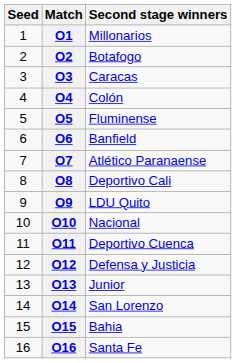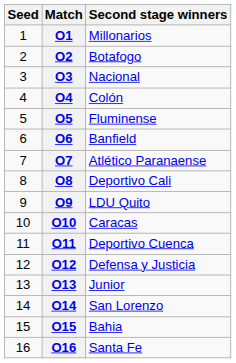(113, 77) Caracas -> (114, 77) Nacional
(114, 222) Nacional -> (113, 222) Caracas
